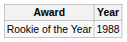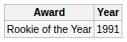(108, 29) 1988 -> (108, 29) 1991
